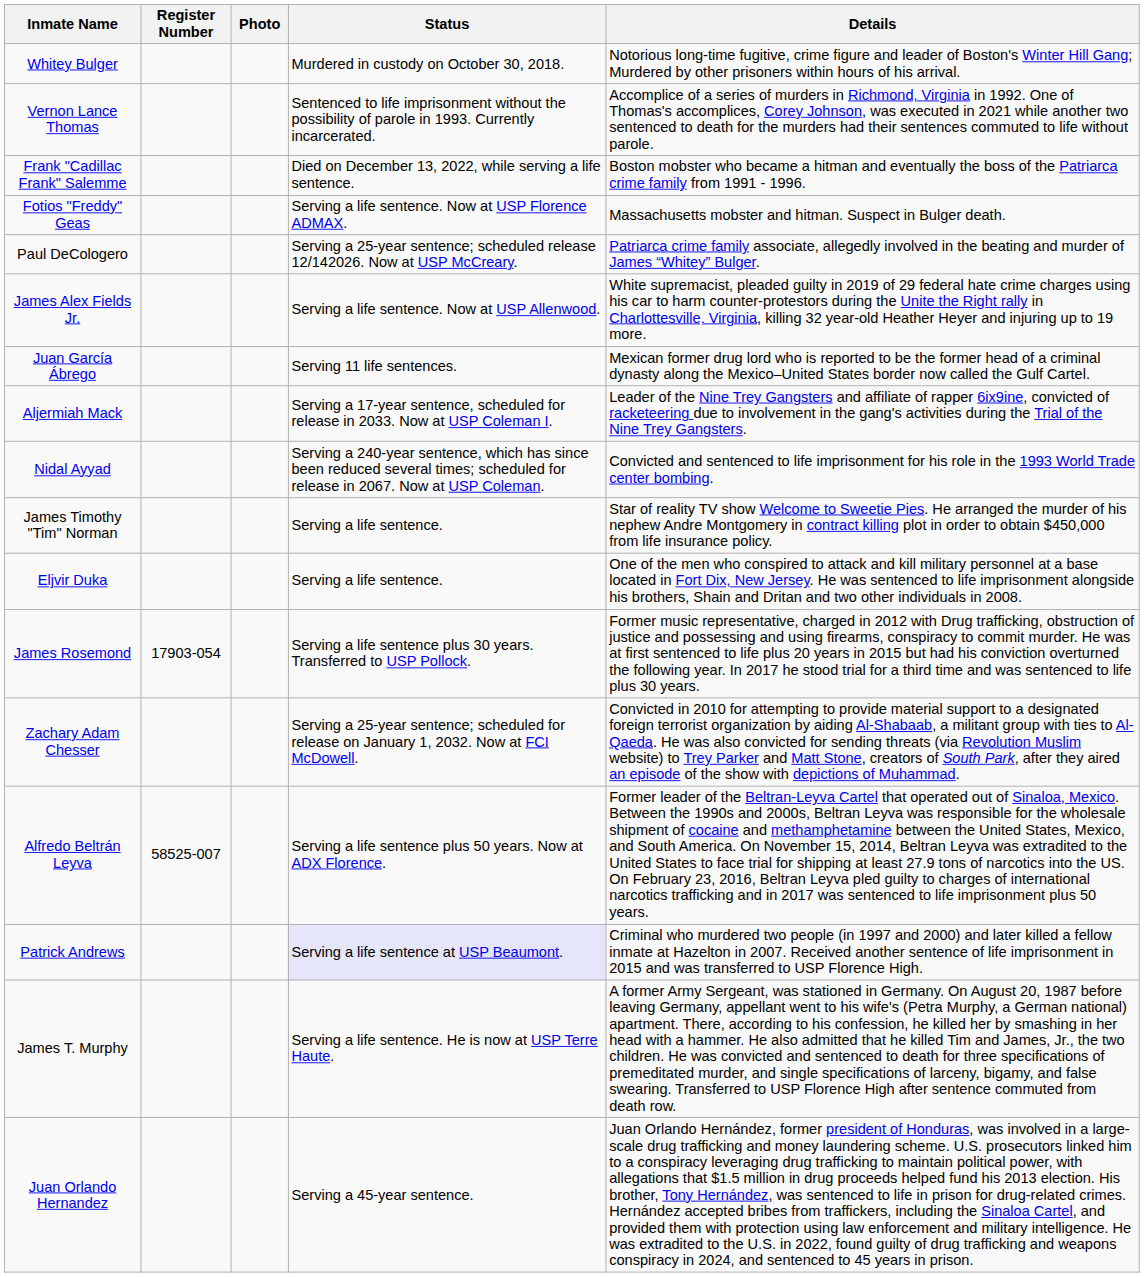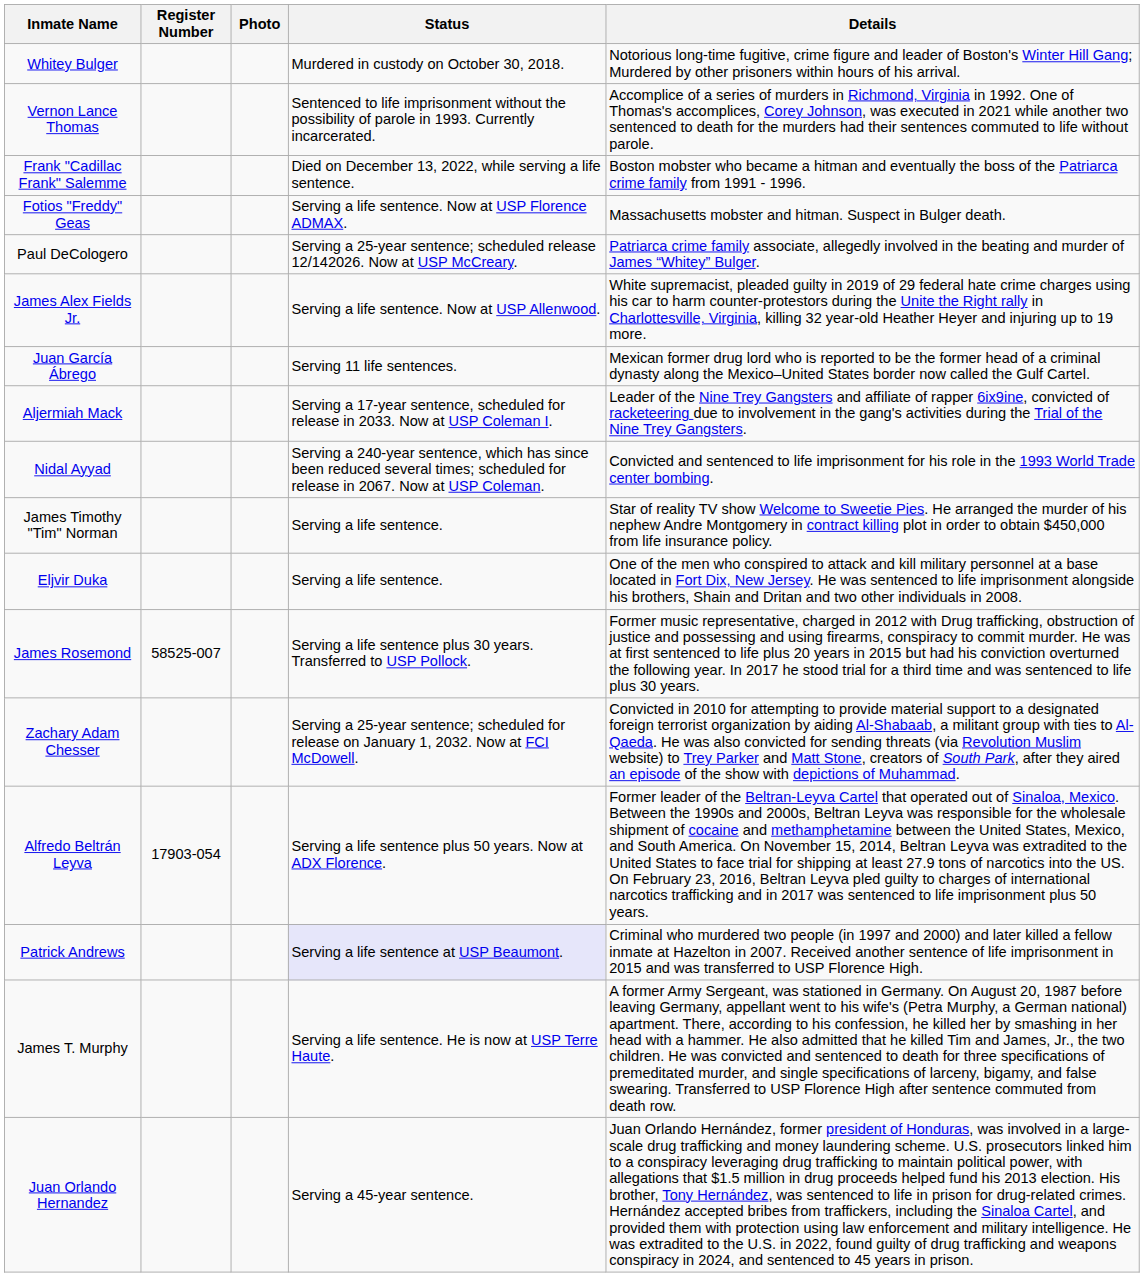(186, 653) 17903-054 -> (186, 653) 58525-007
(186, 855) 58525-007 -> (186, 855) 17903-054
